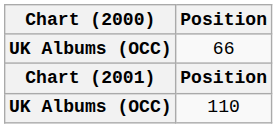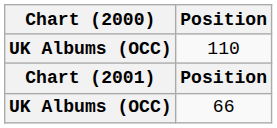rows swapped: (224, 49) <-> (224, 108)
